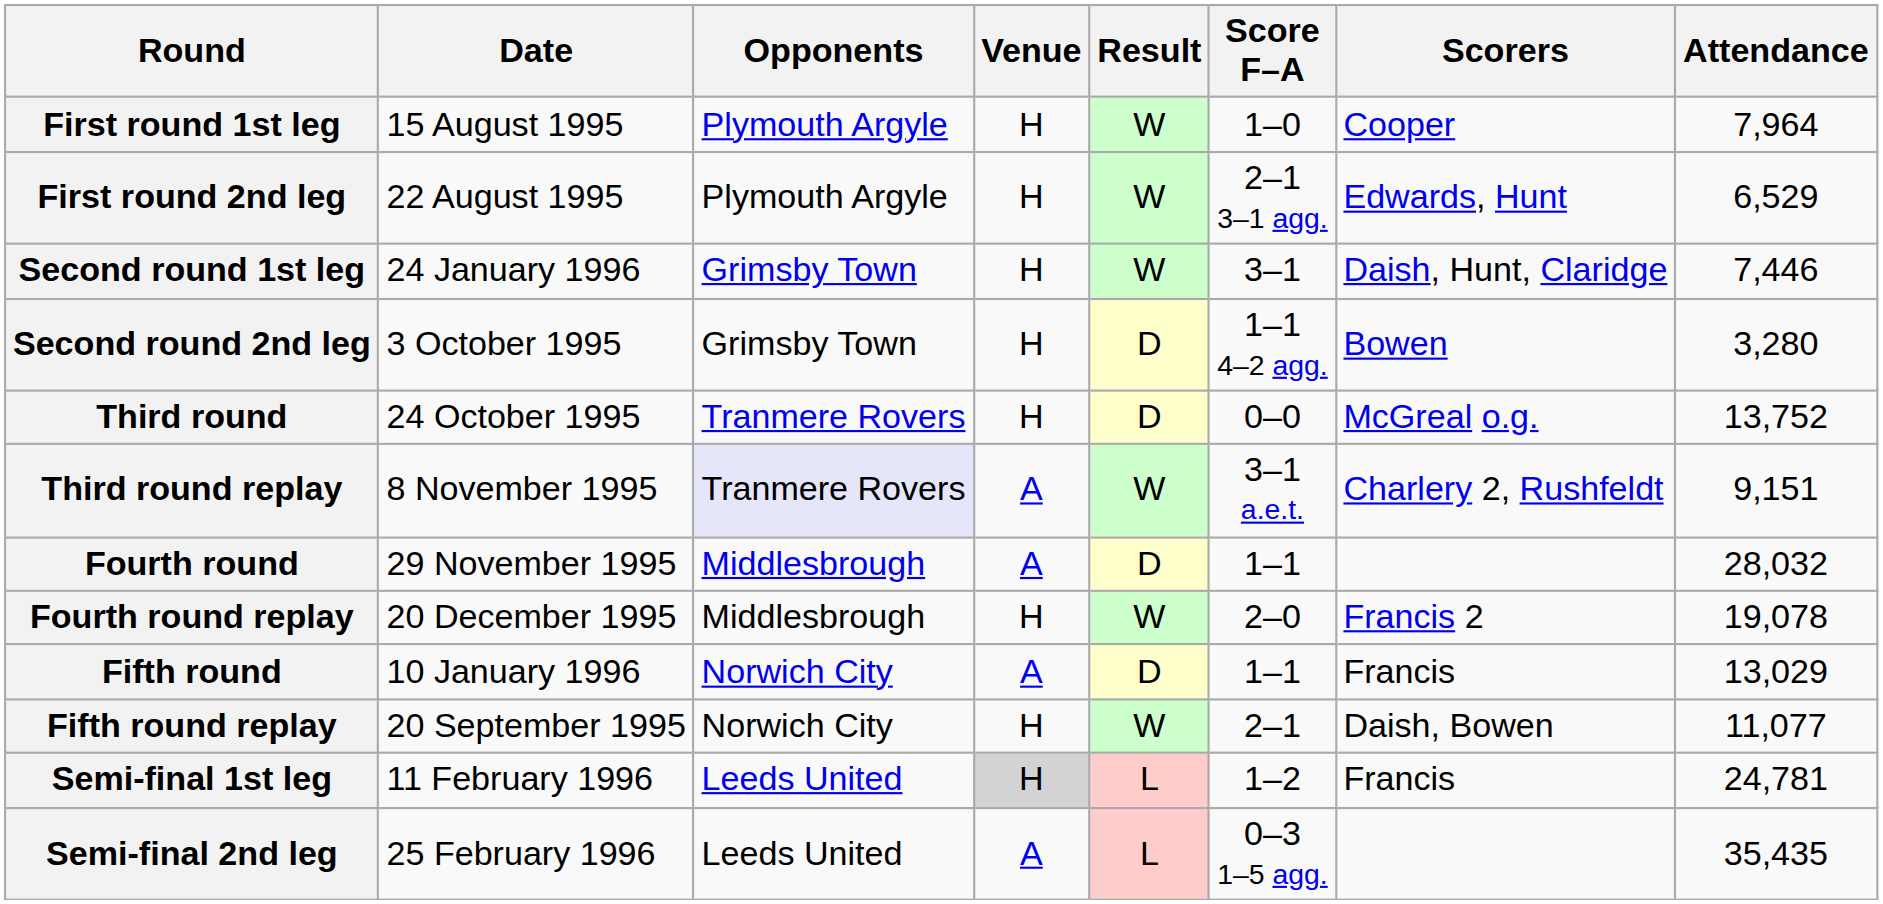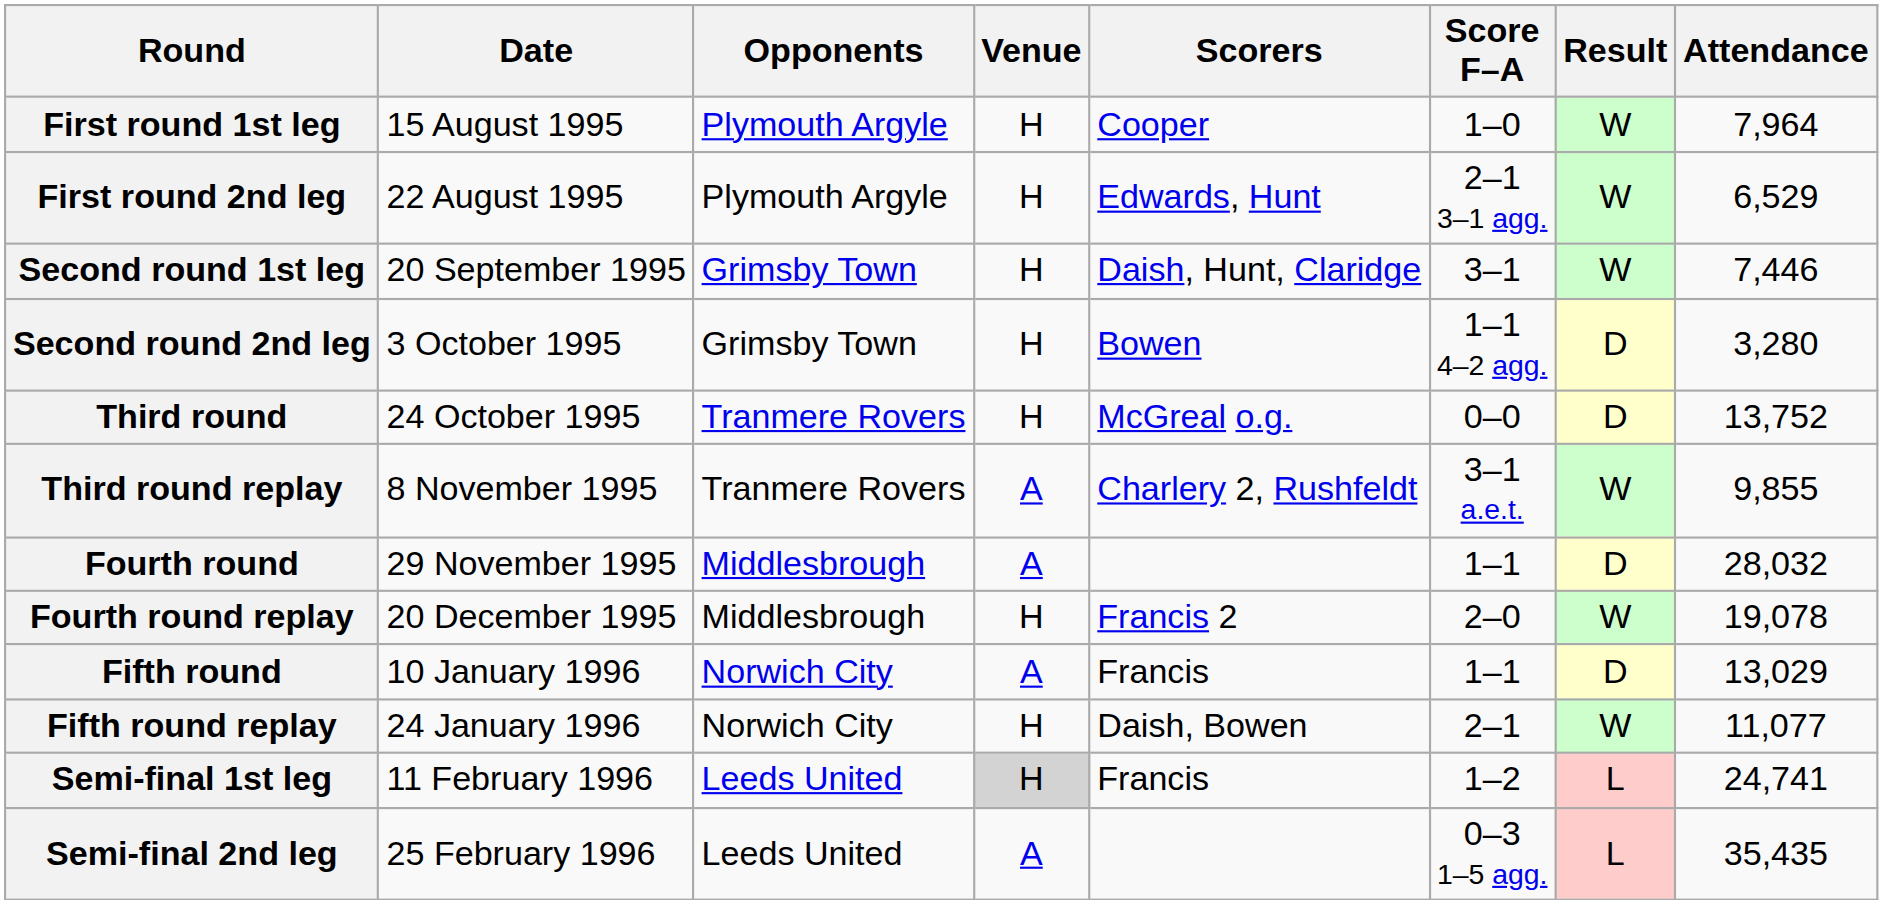columns swapped: (1149, 50) <-> (1505, 50)
(513, 270) 24 January 1996 -> (536, 270) 20 September 1995
(834, 490) lavender background -> (834, 490) no background
(1776, 490) 9,151 -> (1776, 490) 9,855
(536, 725) 20 September 1995 -> (513, 725) 24 January 1996
(1776, 779) 24,781 -> (1776, 779) 24,741
